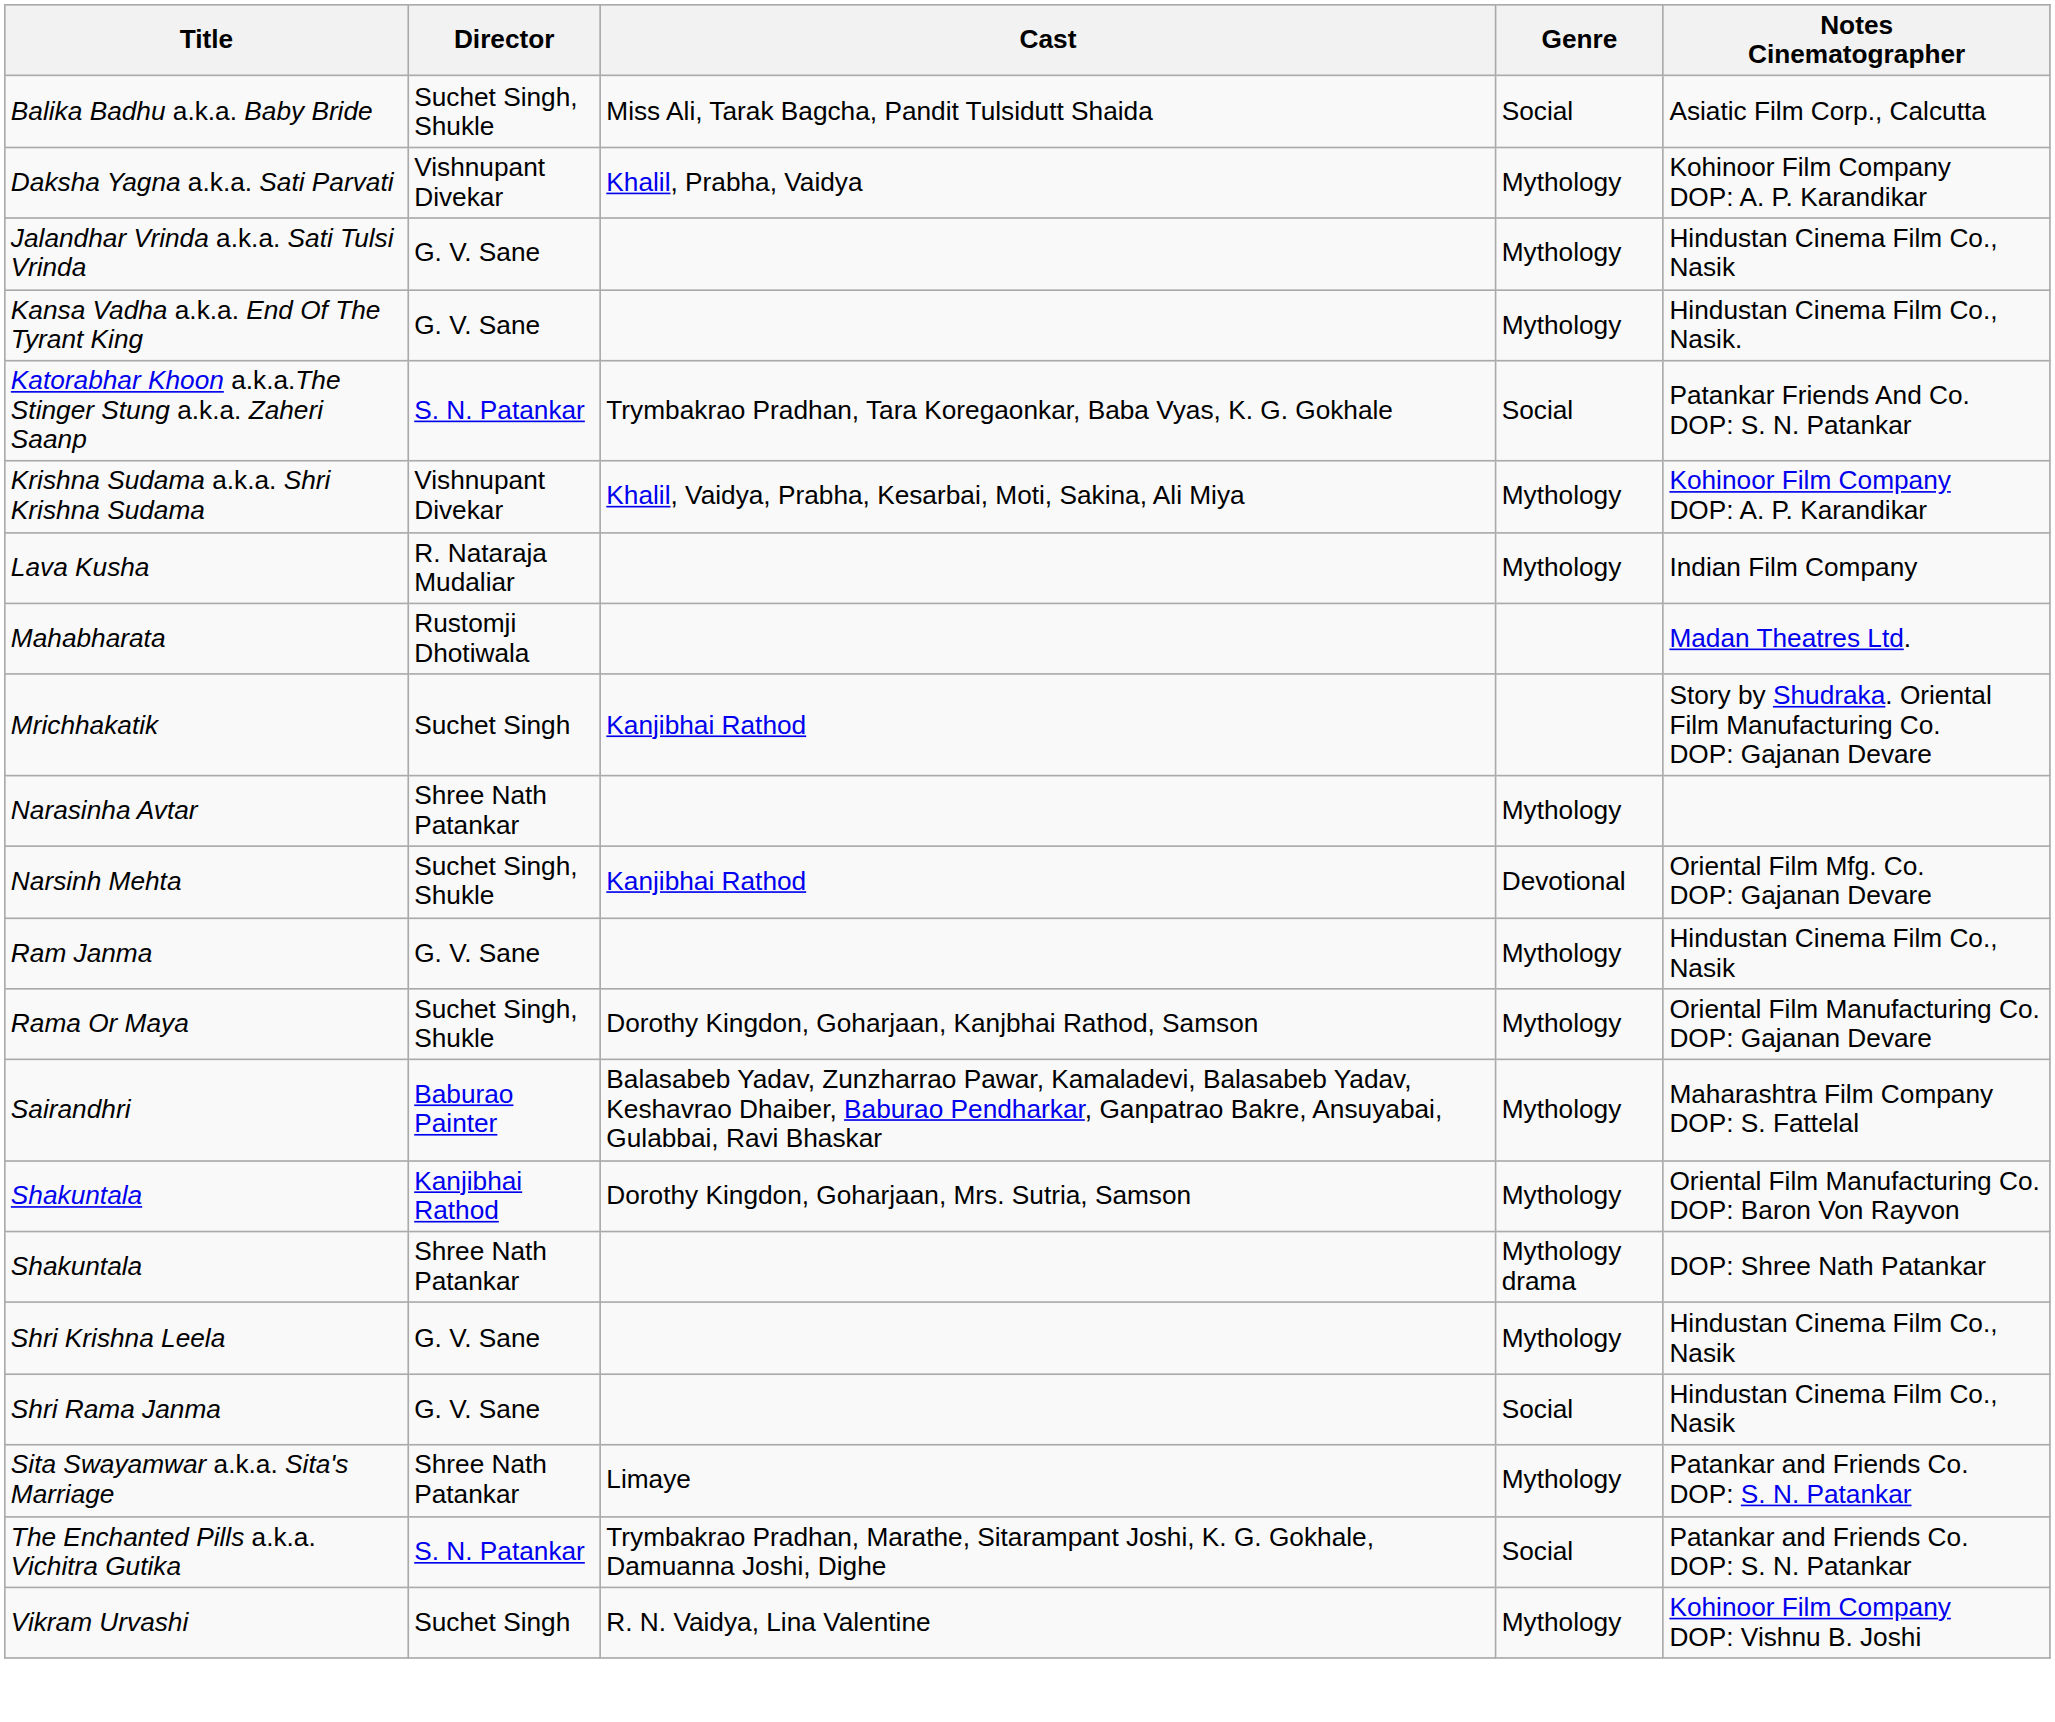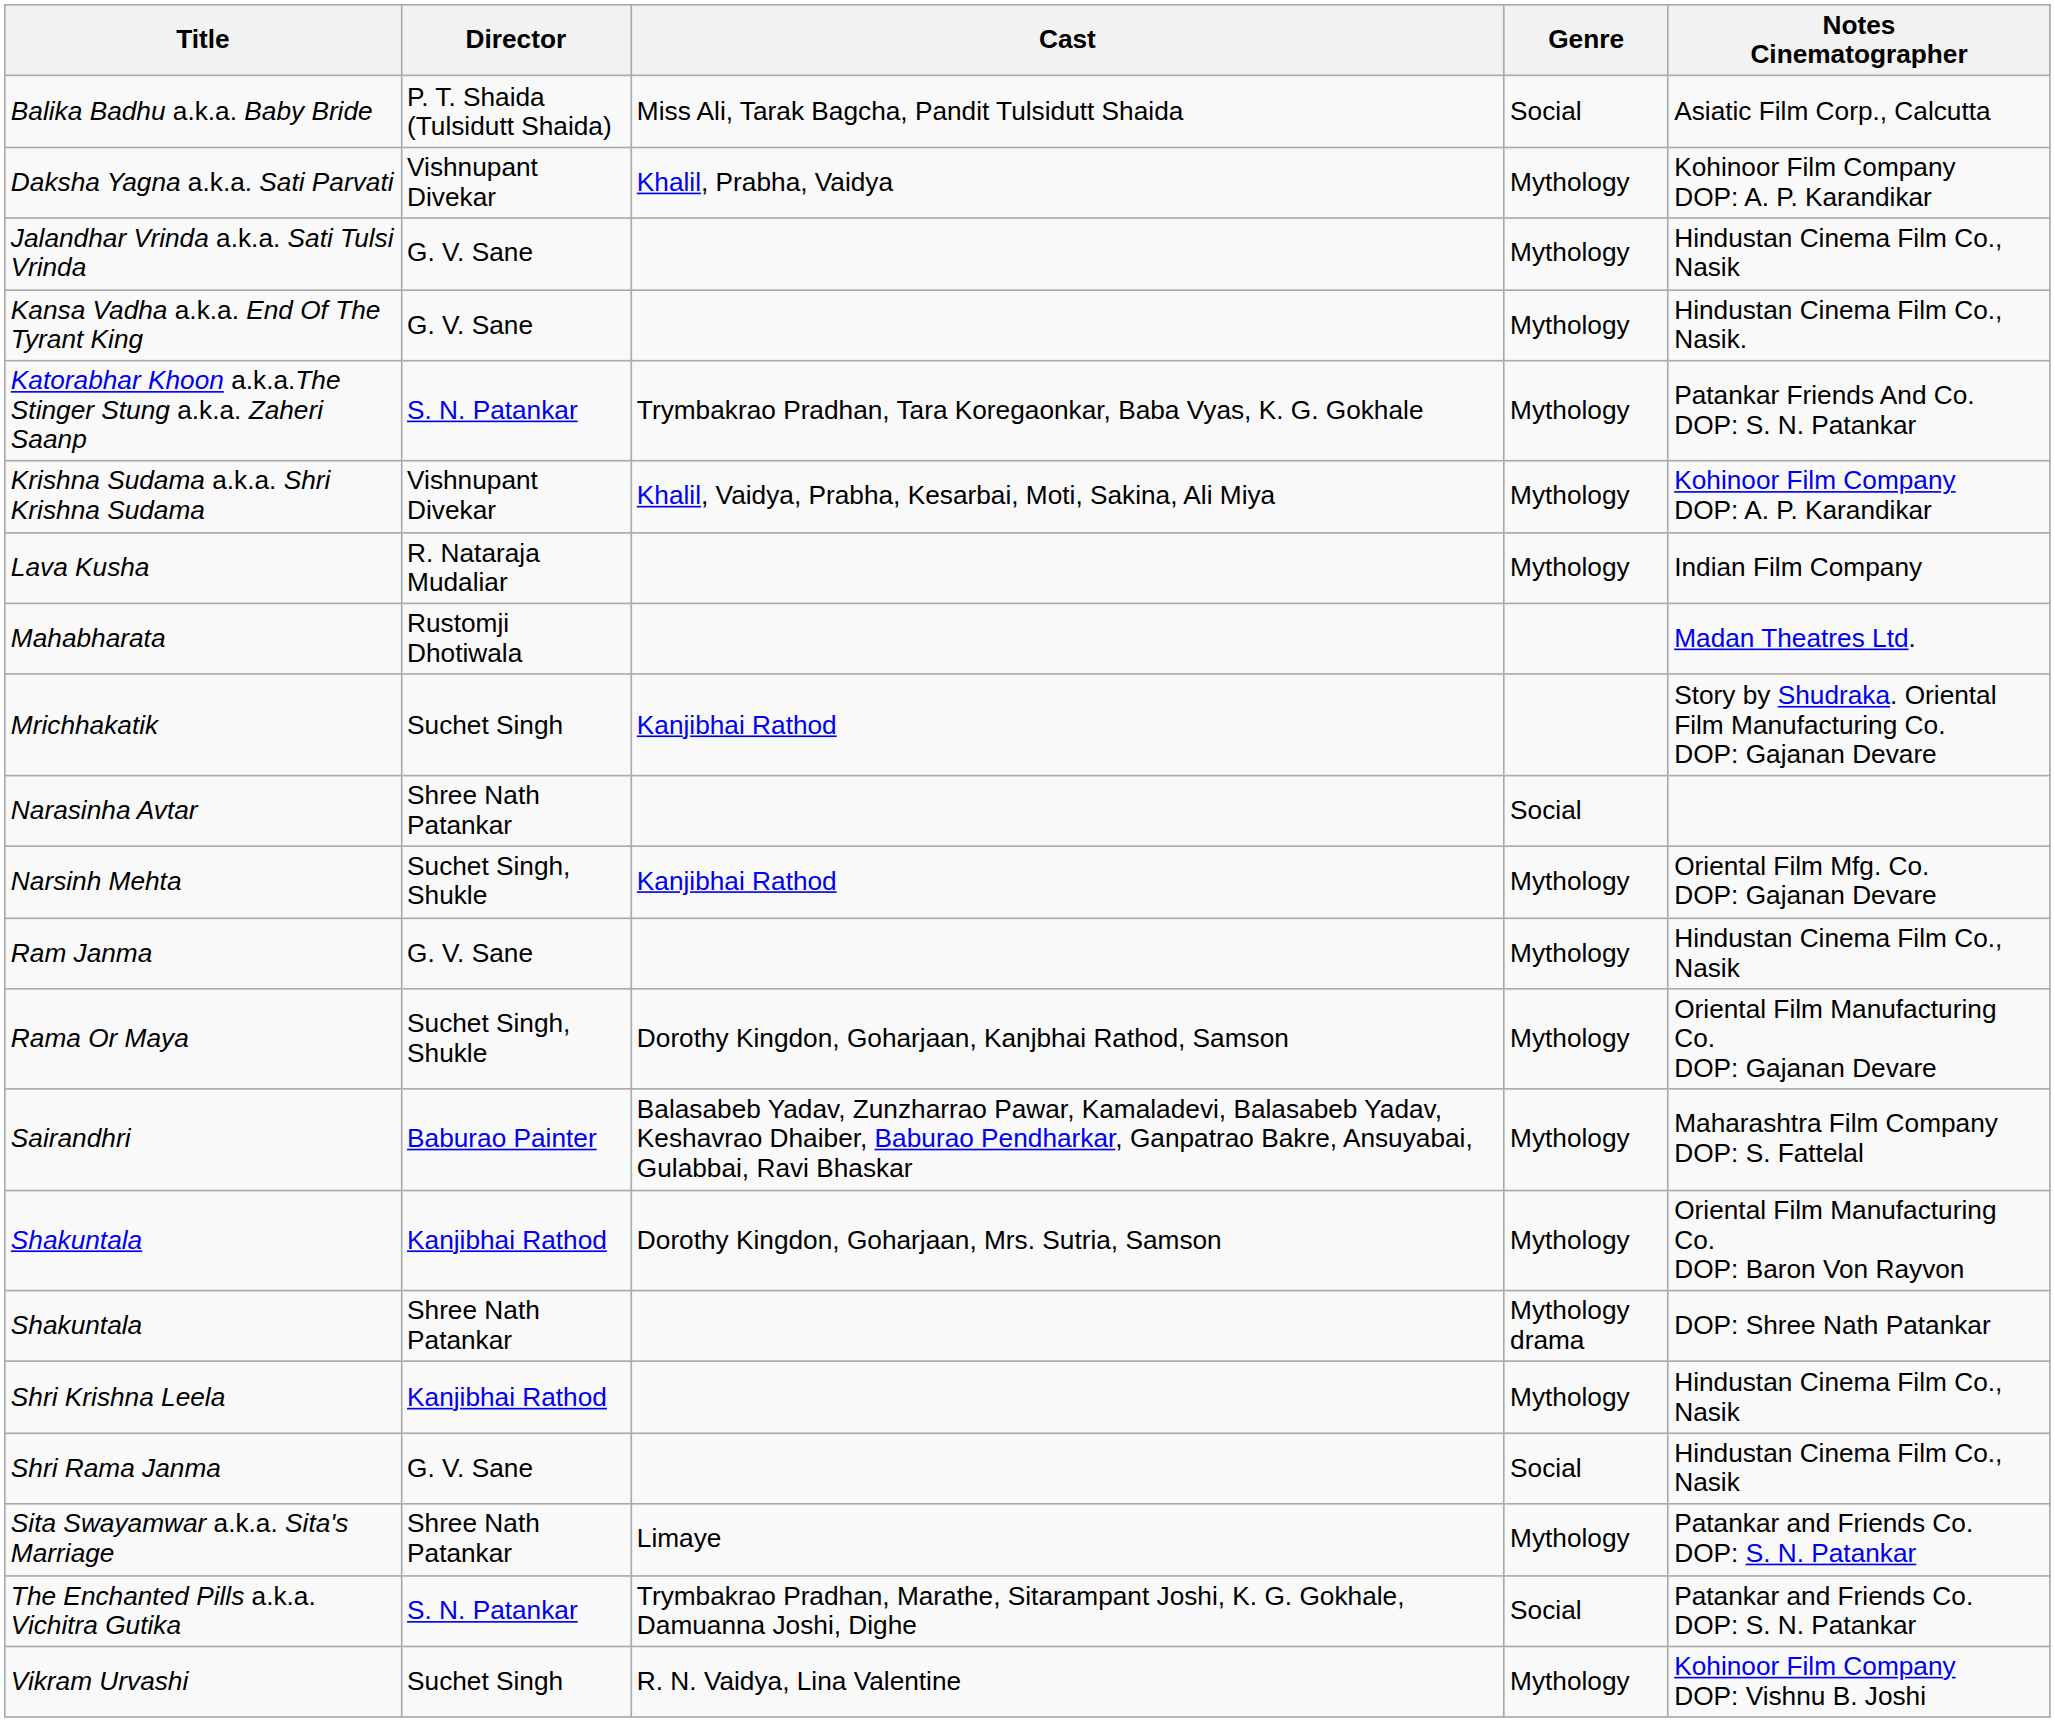(496, 111) Suchet Singh, Shukle -> (509, 111) P. T. Shaida (Tulsidutt Shaida)
(1537, 410) Social -> (1570, 410) Mythology
(1561, 810) Mythology -> (1546, 810) Social
(1564, 881) Devotional -> (1570, 881) Mythology
(477, 1337) G. V. Sane -> (507, 1396) Kanjibhai Rathod
